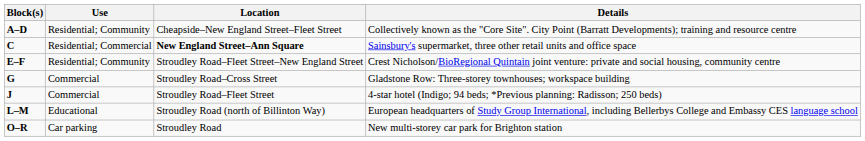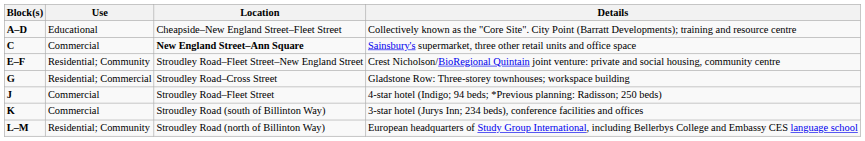(99, 29) Residential; Community -> (73, 29) Educational
(100, 45) Residential; Commercial -> (74, 45) Commercial
(74, 78) Commercial -> (100, 78) Residential; Commercial
+ row: (11, 111)
(73, 111) Educational -> (99, 128) Residential; Community
- row: (17, 128)
